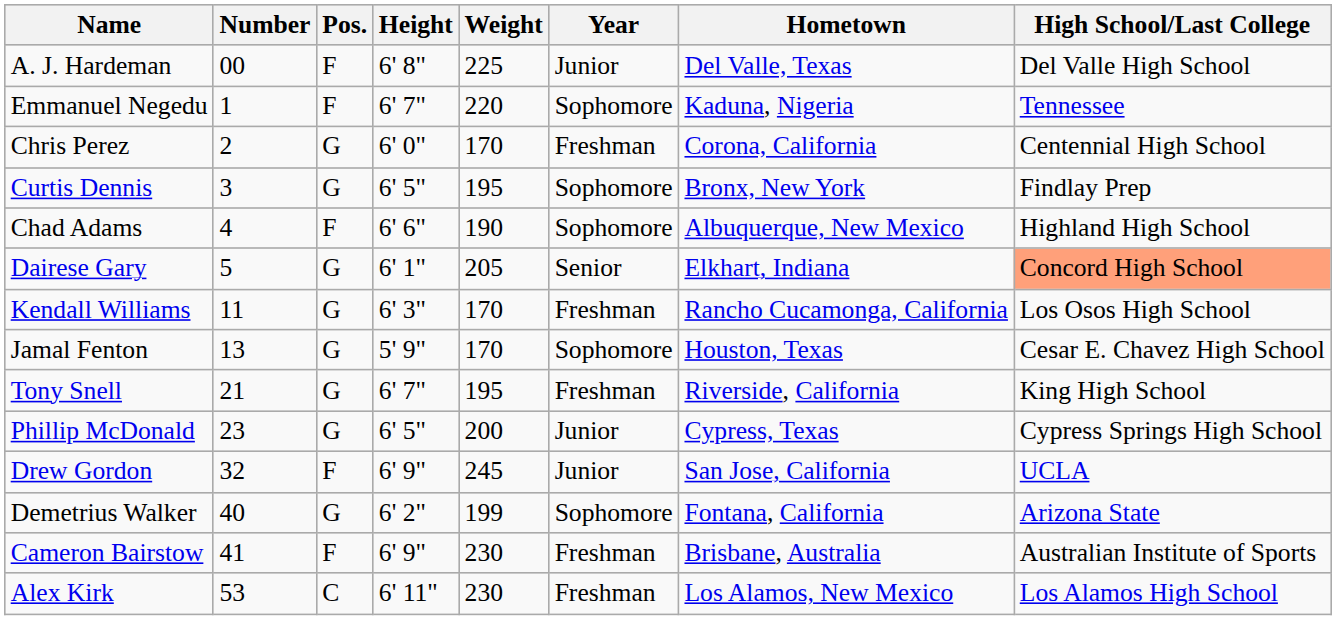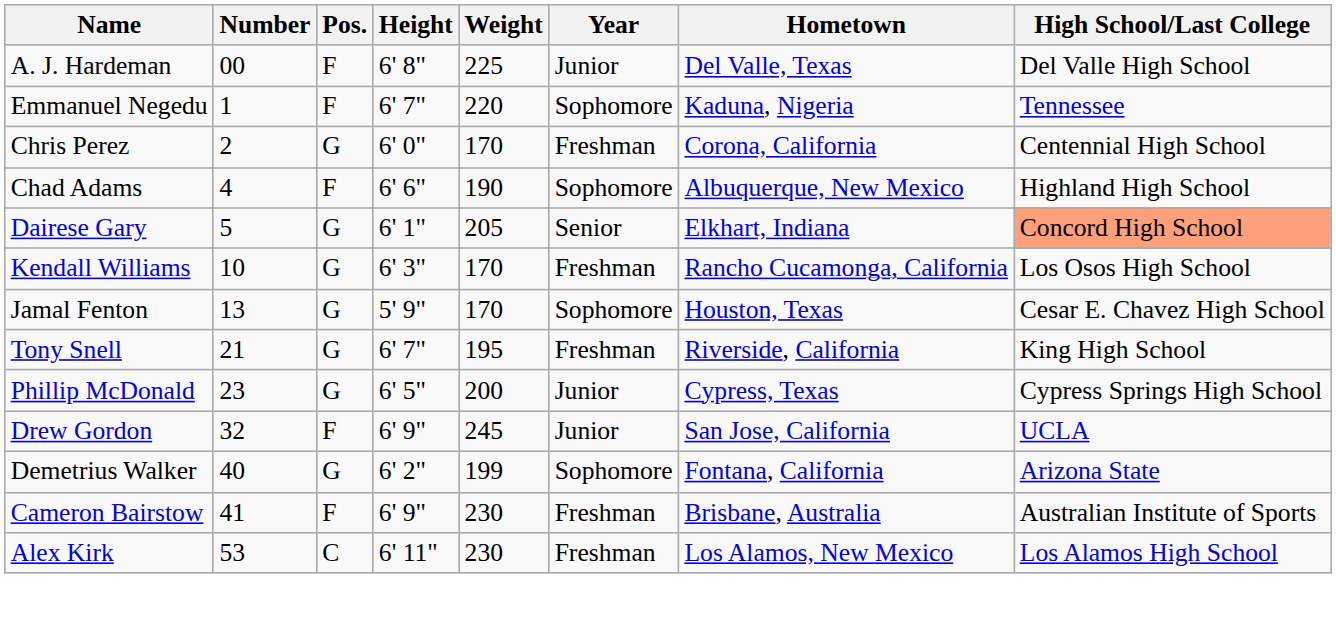- row: (81, 187)
(232, 308) 11 -> (232, 268) 10
